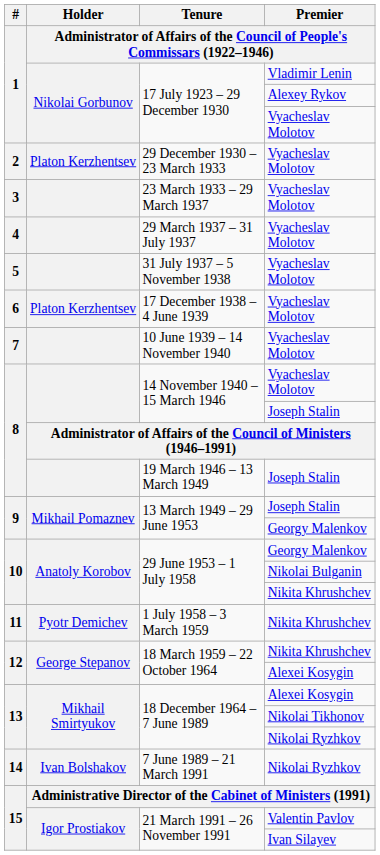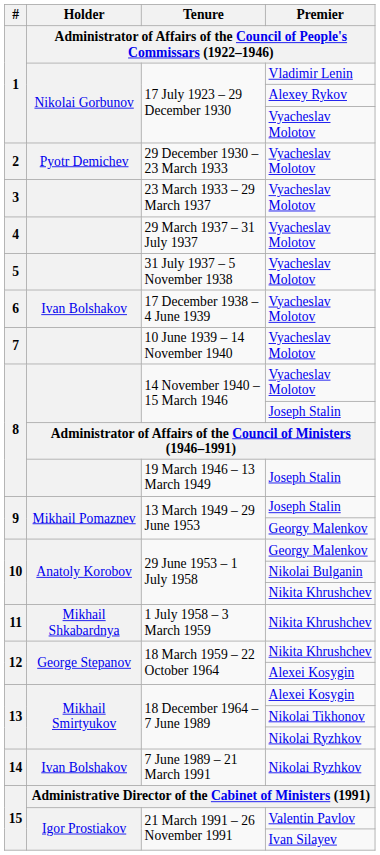(83, 161) Platon Kerzhentsev -> (84, 161) Pyotr Demichev
(83, 308) Platon Kerzhentsev -> (84, 308) Ivan Bolshakov
(83, 622) Pyotr Demichev -> (84, 622) Mikhail Shkabardnya
